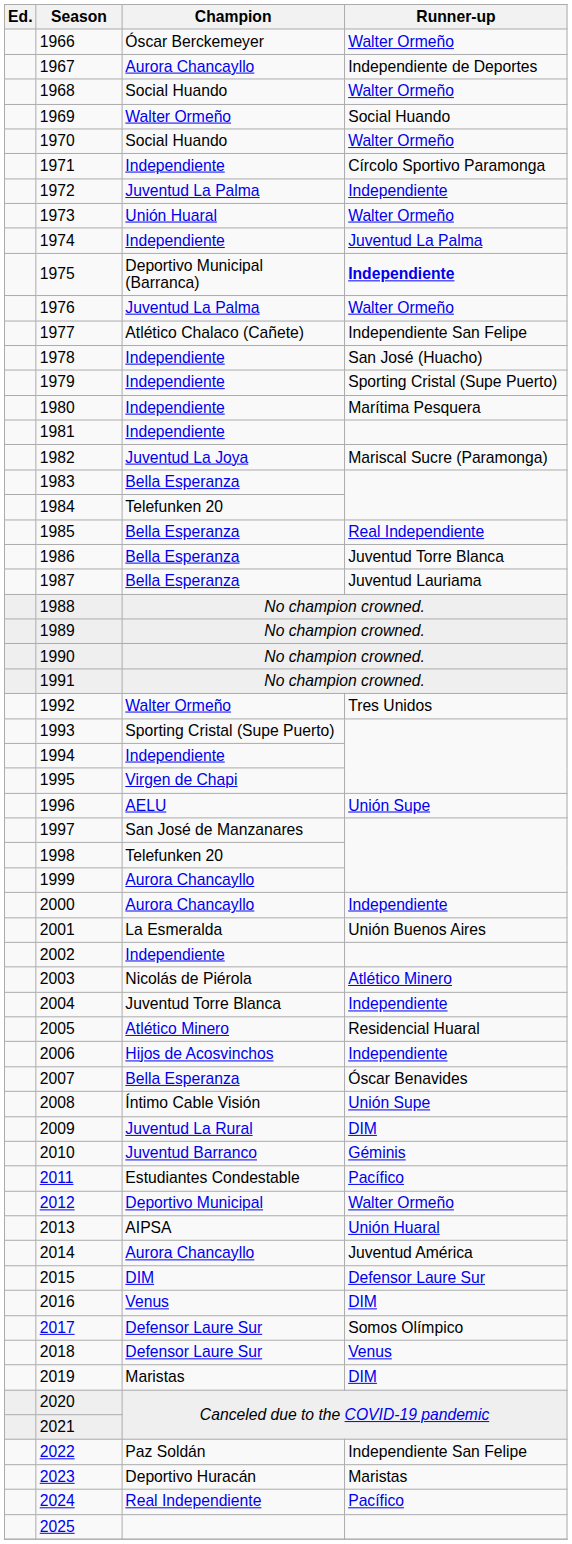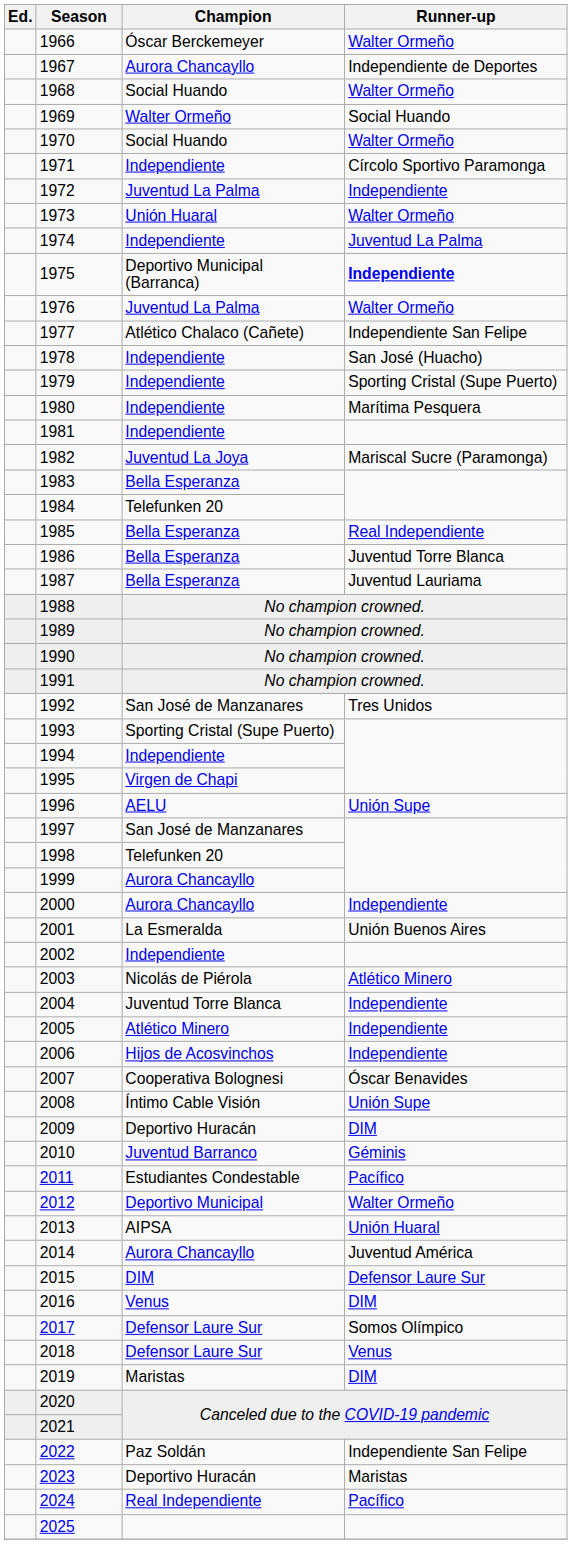(178, 705) Walter Ormeño -> (214, 705) San José de Manzanares
(414, 1029) Residencial Huaral -> (398, 1029) Independiente
(182, 1079) Bella Esperanza -> (204, 1079) Cooperativa Bolognesi
(189, 1128) Juventud La Rural -> (191, 1128) Deportivo Huracán
